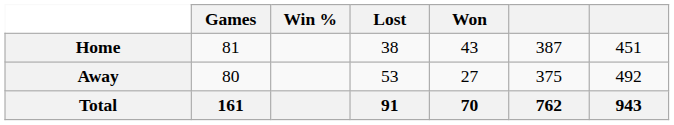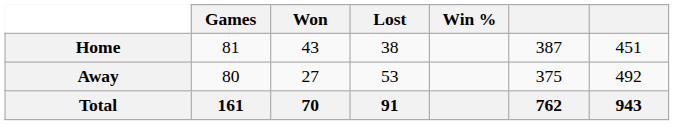columns swapped: (469, 18) <-> (310, 18)
